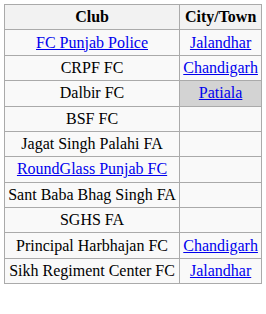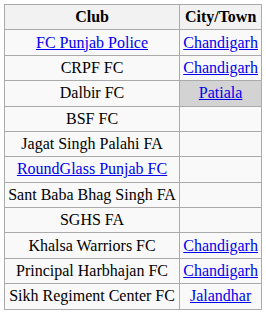(221, 42) Jalandhar -> (221, 42) Chandigarh
+ row: (92, 245)
